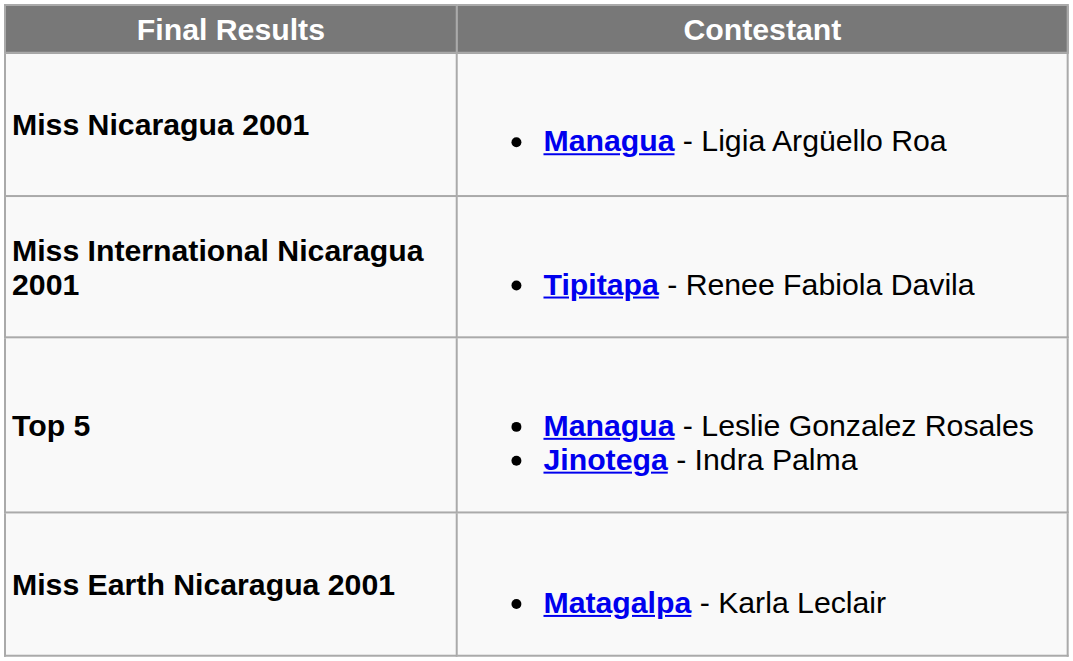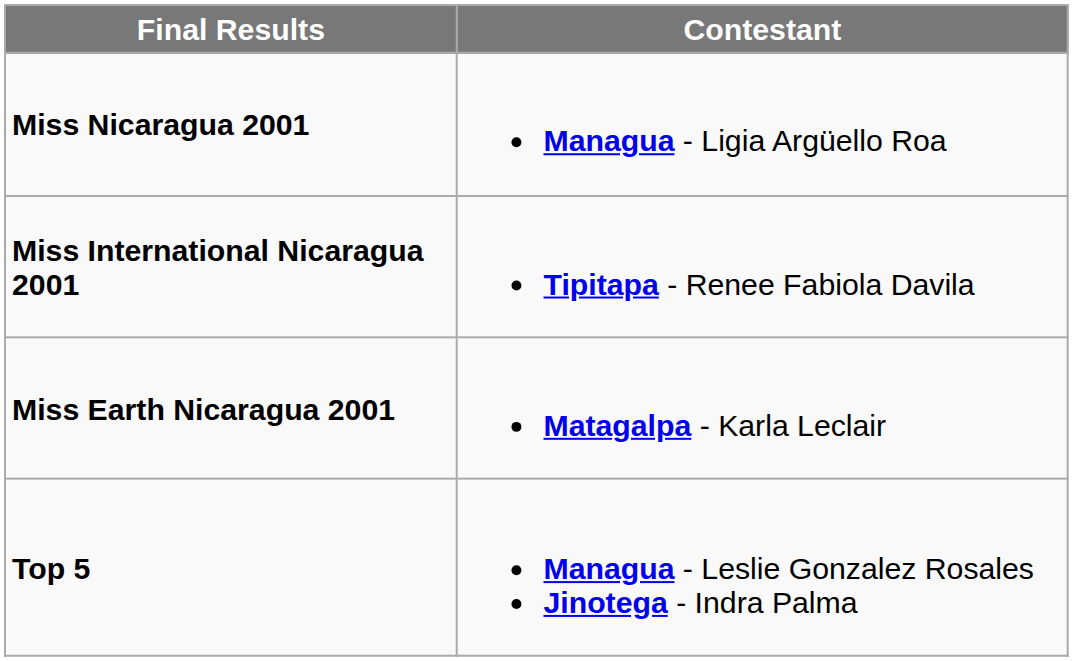rows swapped: (204, 584) <-> (51, 425)
